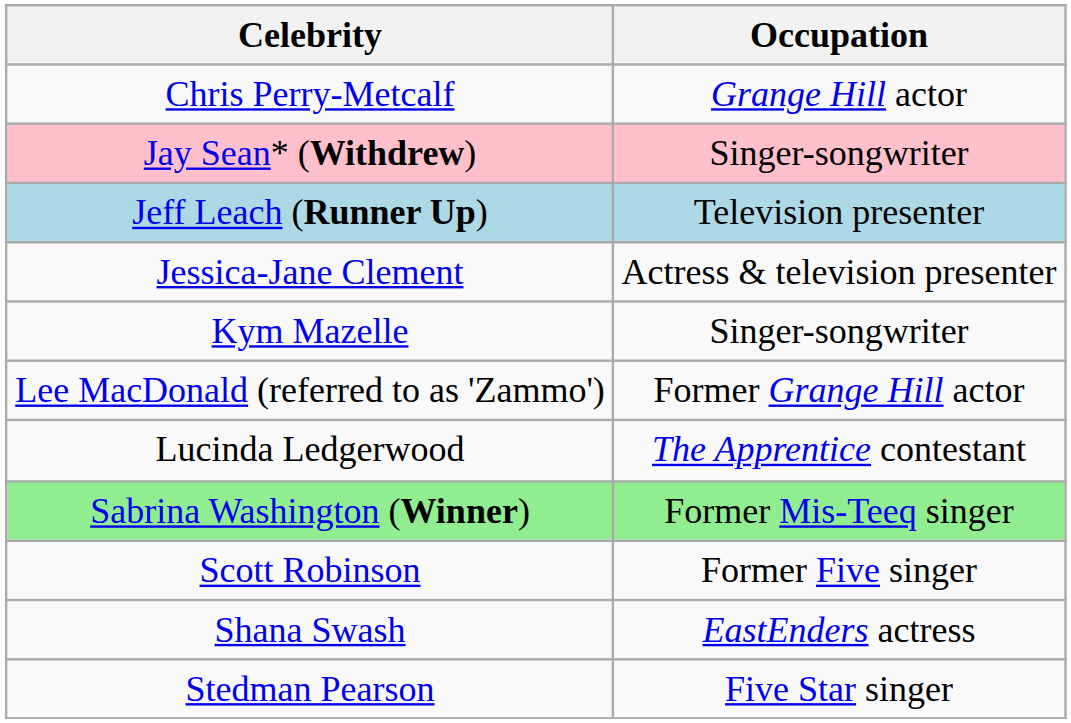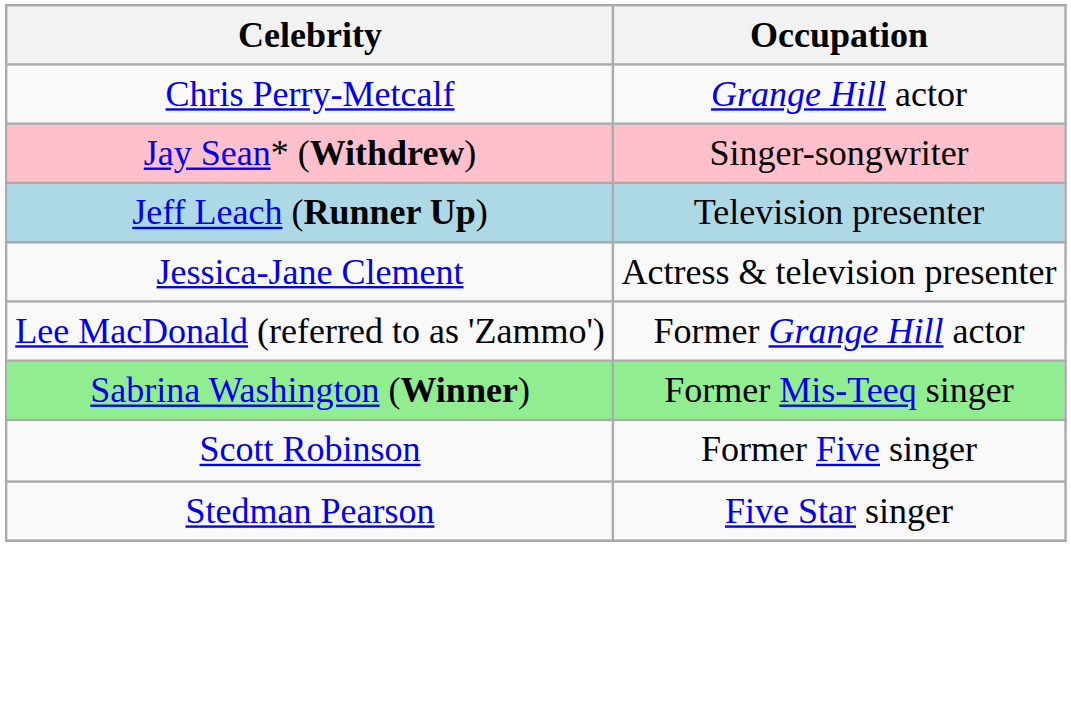- row: (310, 331)
- row: (310, 449)
- row: (310, 628)
